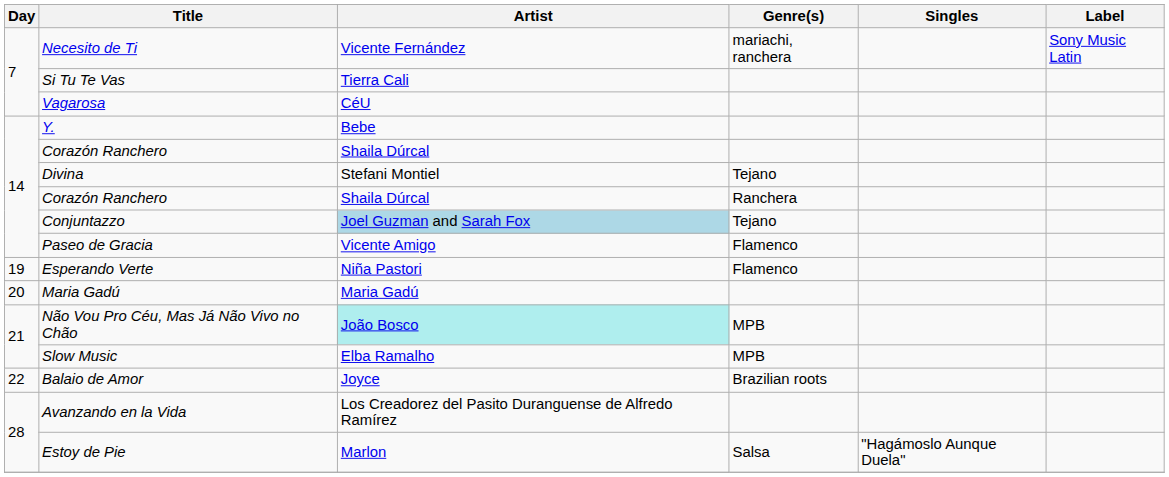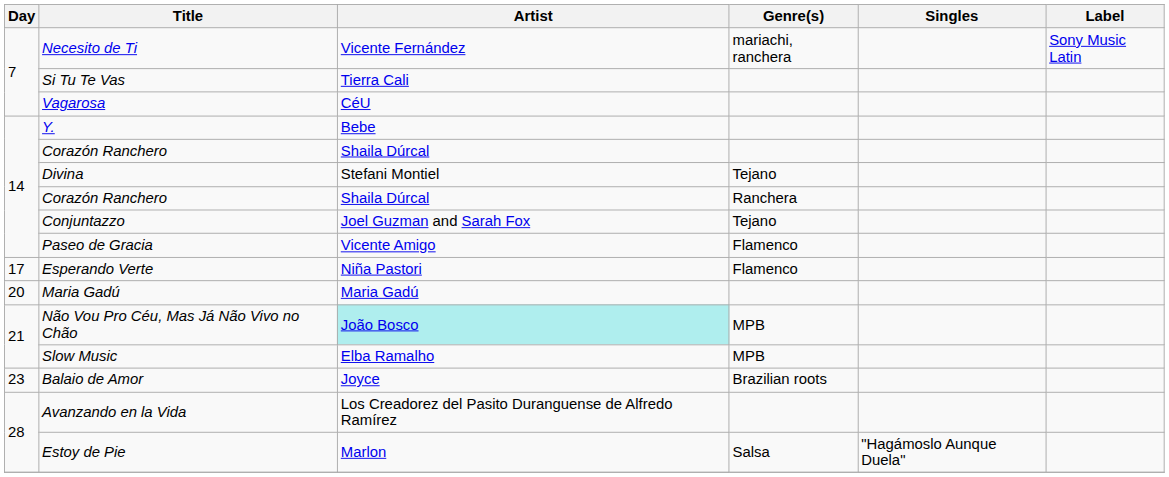(435, 221) lightblue background -> (435, 221) no background
(16, 269) 19 -> (16, 269) 17
(16, 380) 22 -> (16, 380) 23
